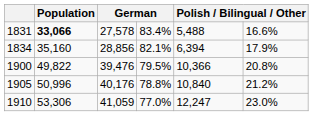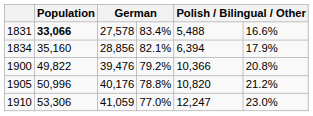(155, 66) 79.5% -> (155, 66) 79.2%
(194, 84) 10,840 -> (194, 84) 10,820
